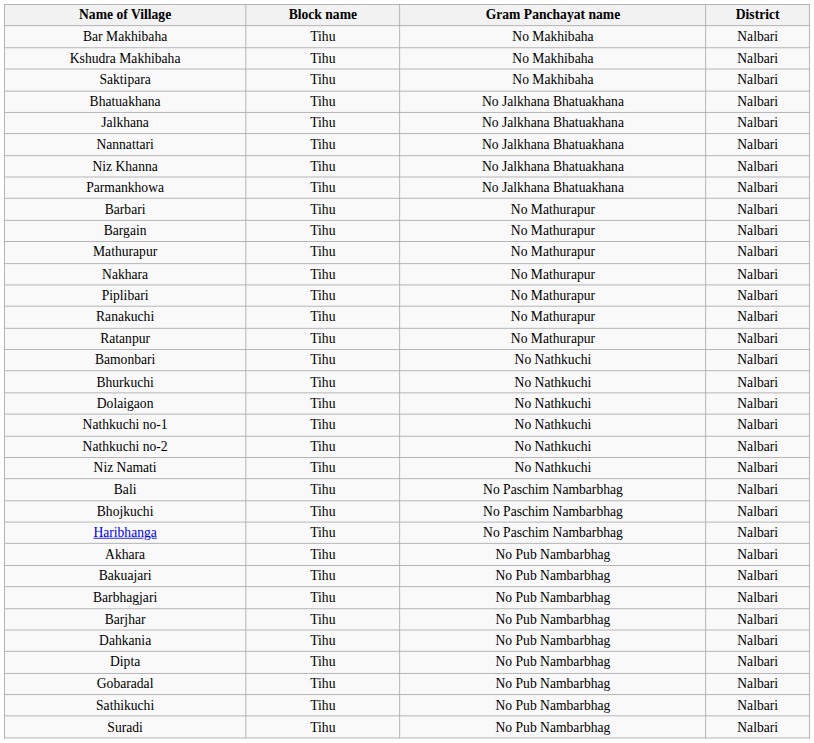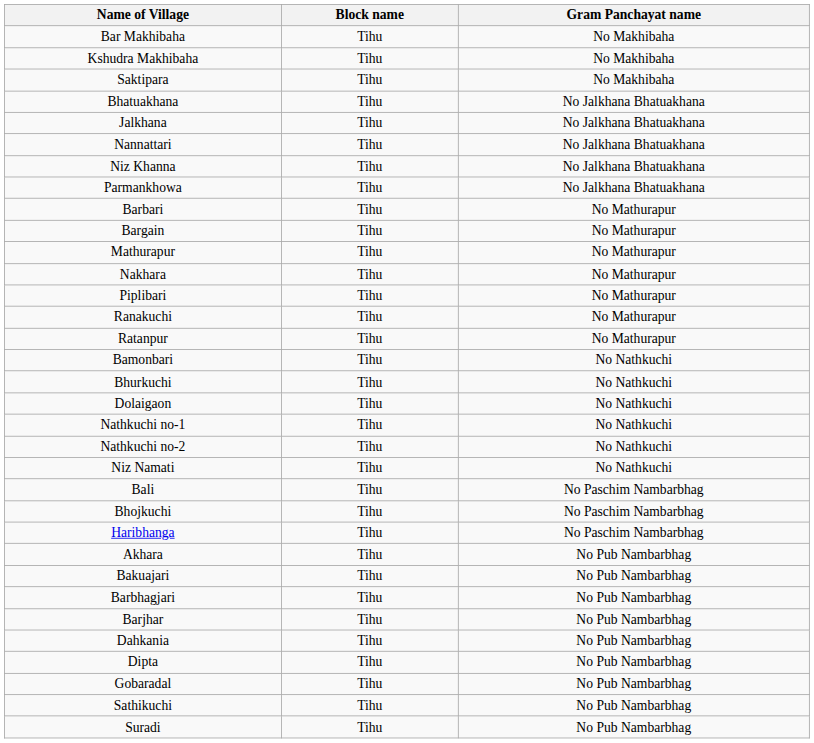- column: (758, 15)
